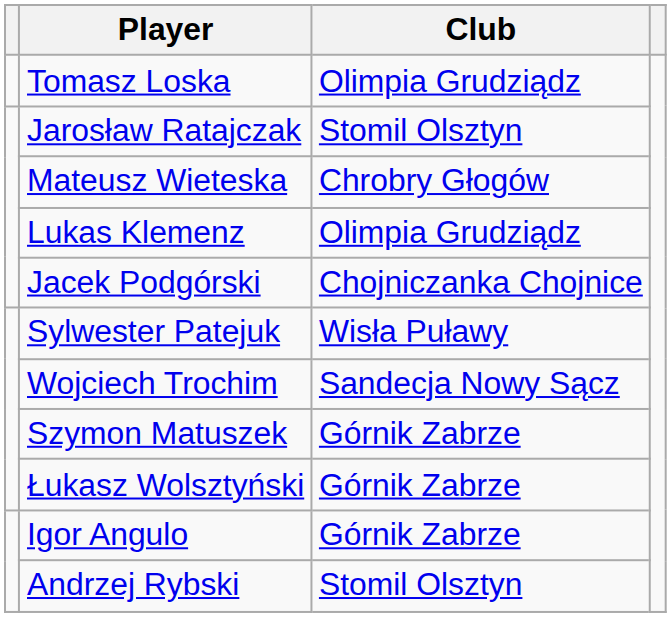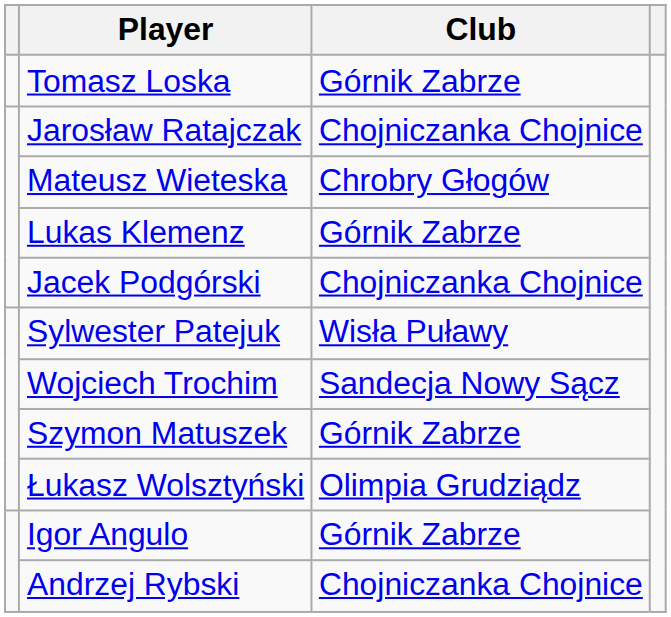(450, 80) Olimpia Grudziądz -> (420, 80) Górnik Zabrze
(421, 130) Stomil Olsztyn -> (481, 130) Chojniczanka Chojnice
(450, 231) Olimpia Grudziądz -> (420, 231) Górnik Zabrze
(420, 484) Górnik Zabrze -> (450, 484) Olimpia Grudziądz
(421, 585) Stomil Olsztyn -> (481, 585) Chojniczanka Chojnice
